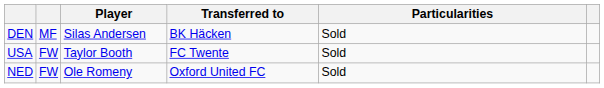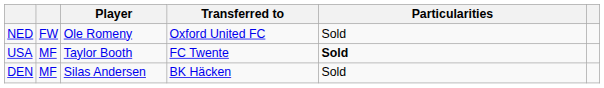rows swapped: (20, 33) <-> (20, 72)
(48, 53) FW -> (48, 53) MF
(334, 53) normal -> (335, 53) bold
